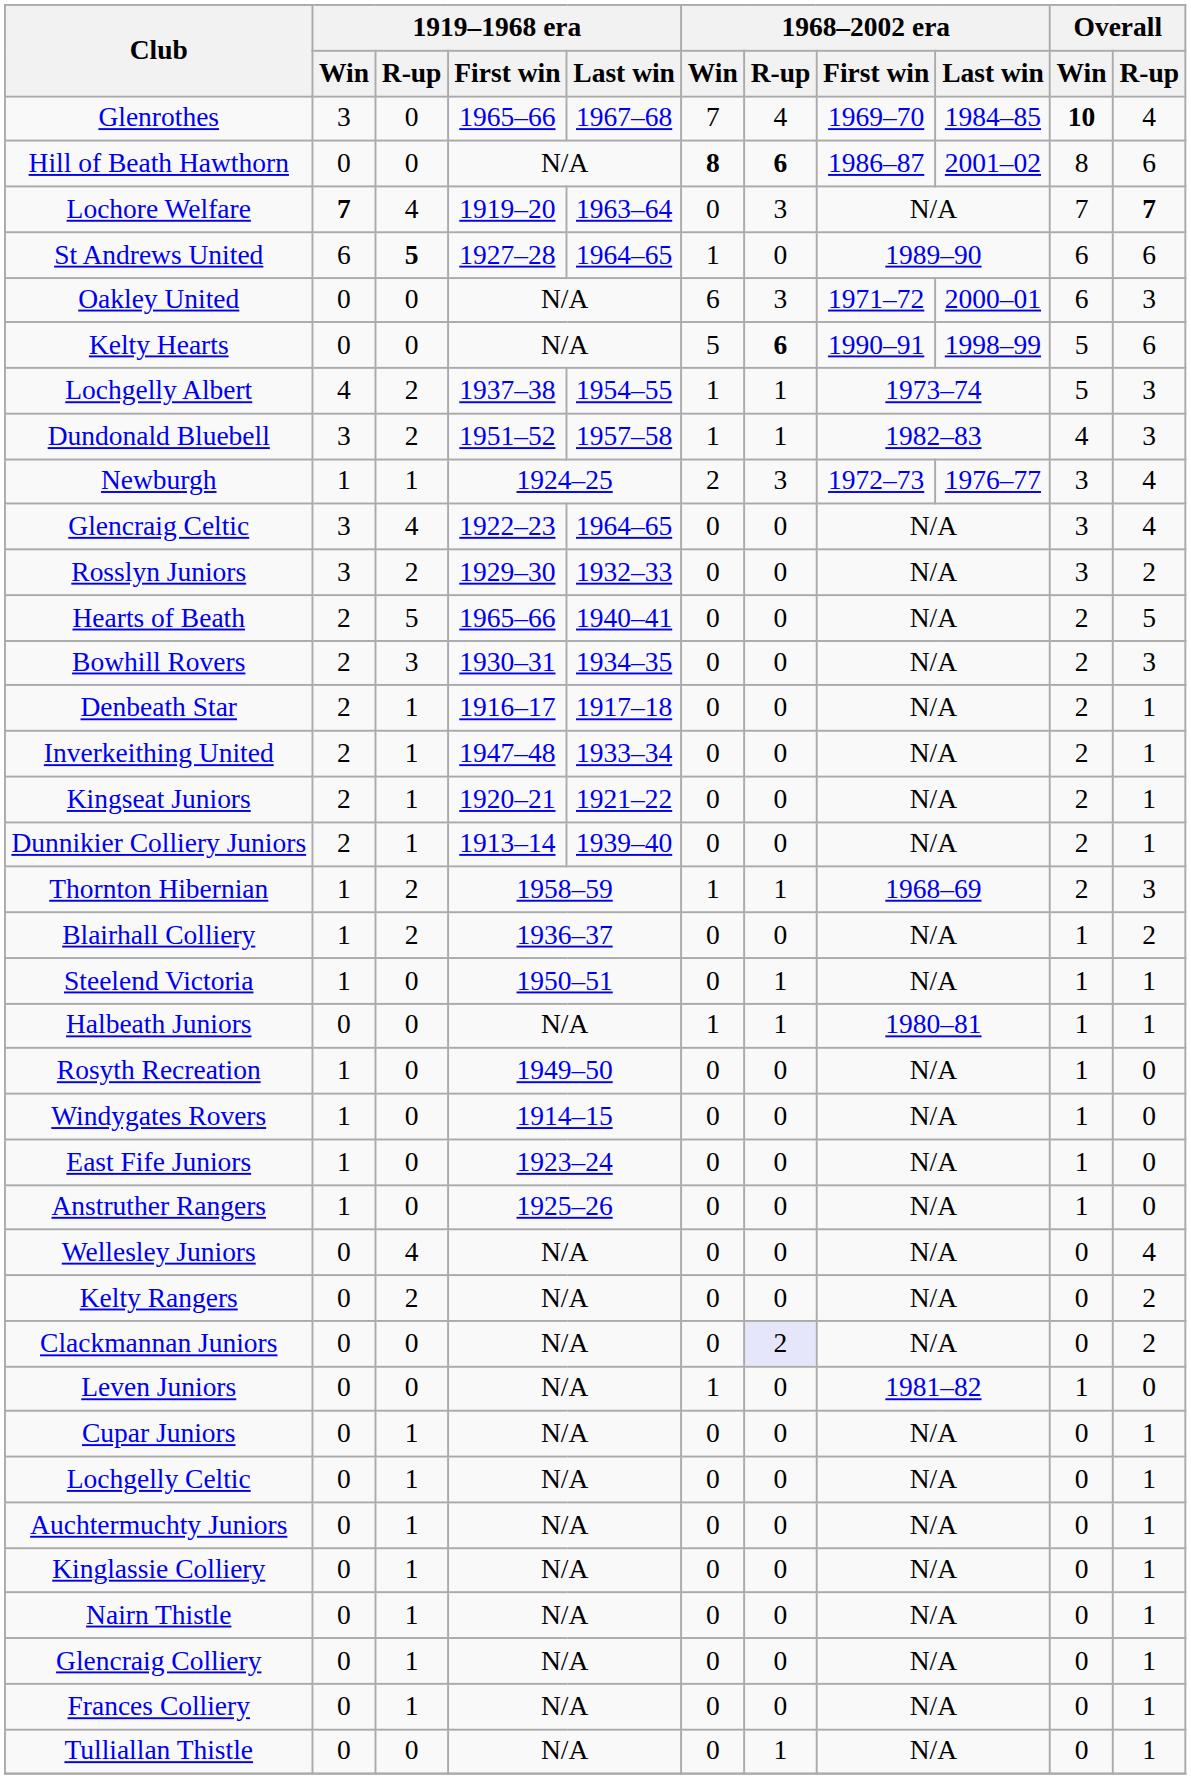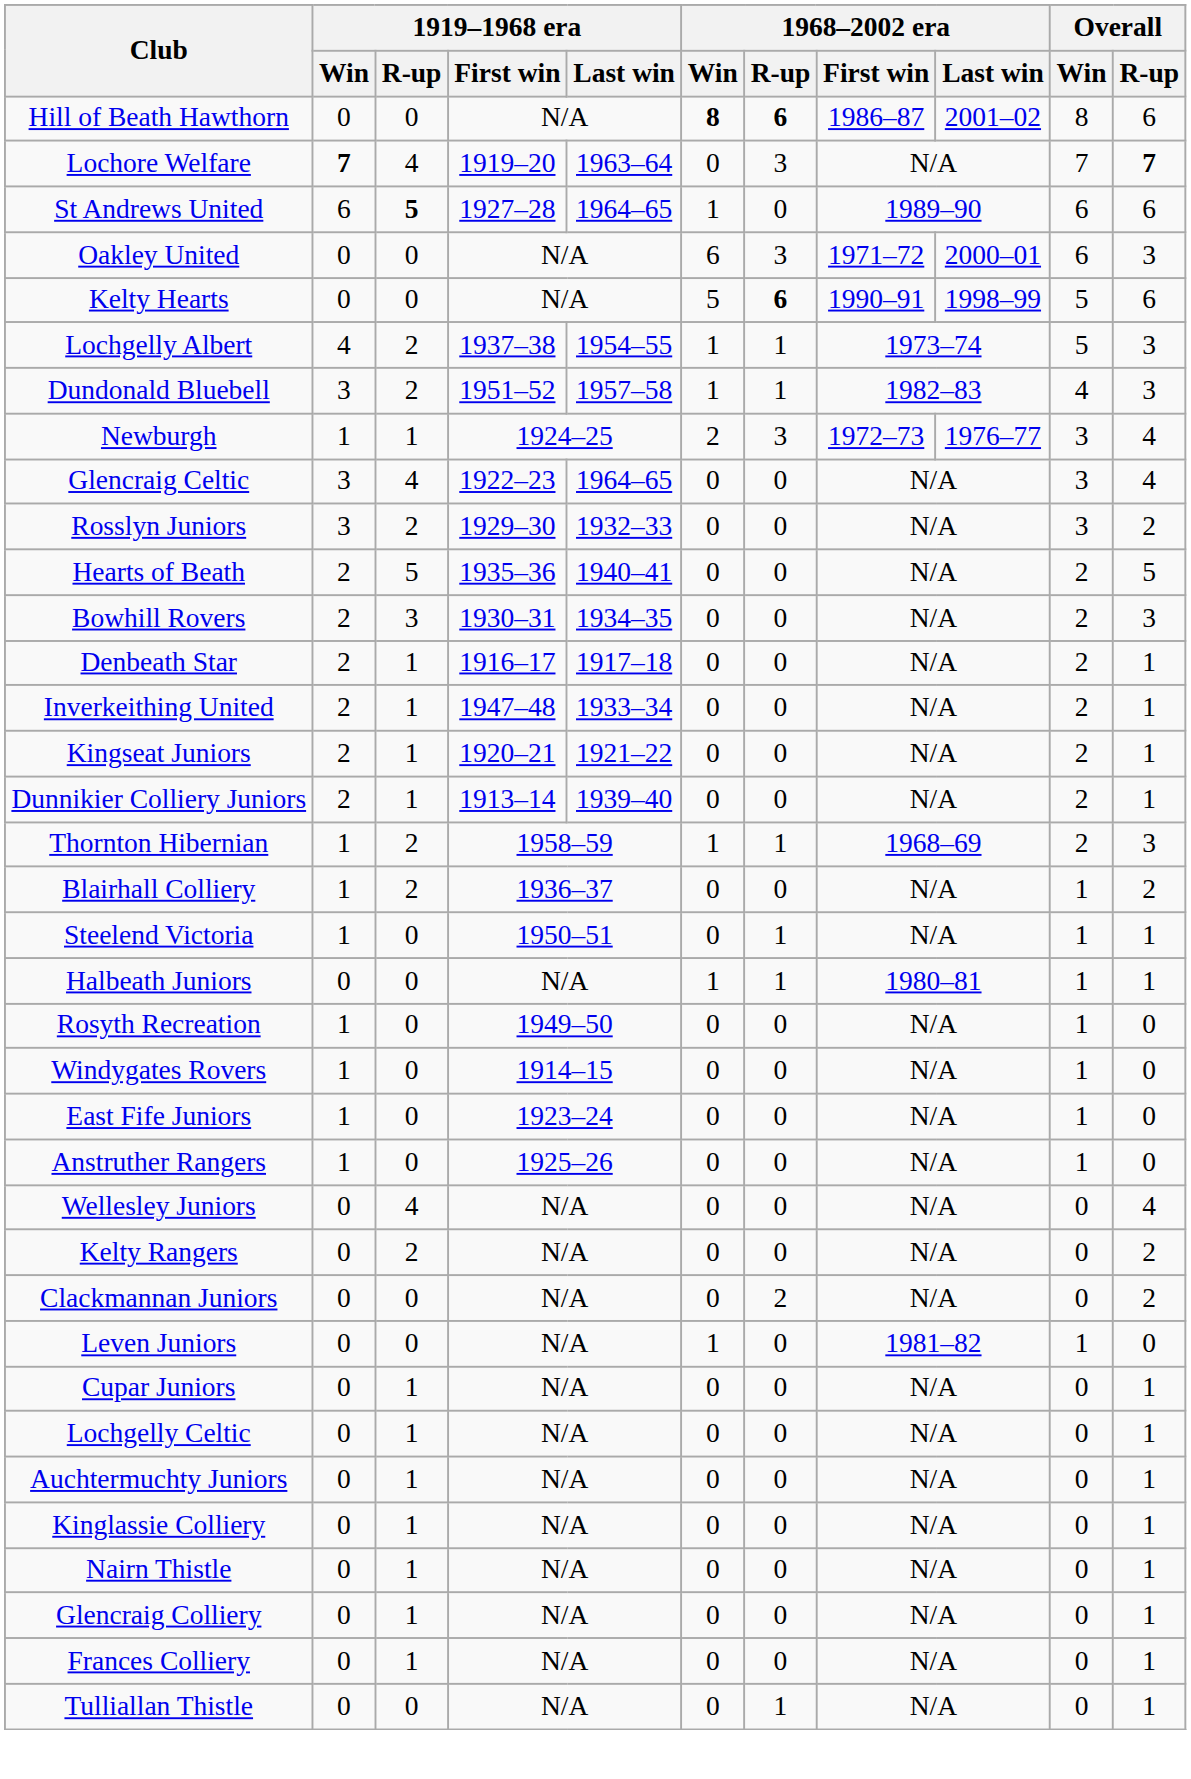- row: (159, 118)
(507, 617) 1965–66 -> (507, 571) 1935–36
(780, 1343) lavender background -> (780, 1297) no background
